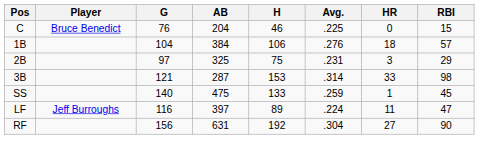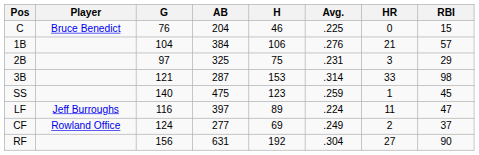(390, 45) 18 -> (390, 45) 21
(277, 93) 133 -> (277, 93) 123
+ row: (20, 126)
